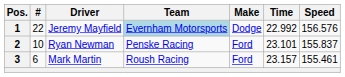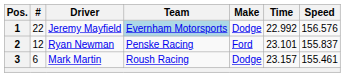(38, 44) 10 -> (38, 44) 12
(242, 60) Ford -> (247, 60) Dodge
